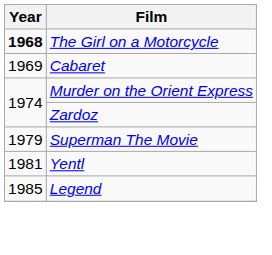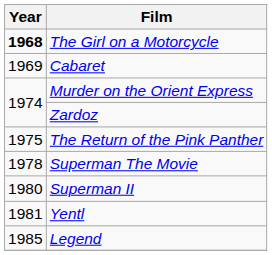+ row: (157, 140)
(25, 140) 1979 -> (25, 164) 1978
+ row: (92, 189)
